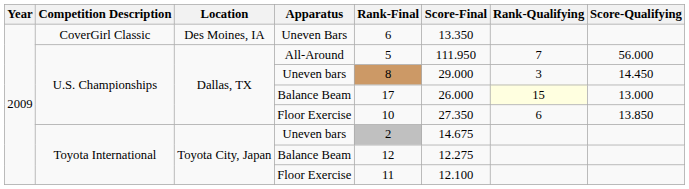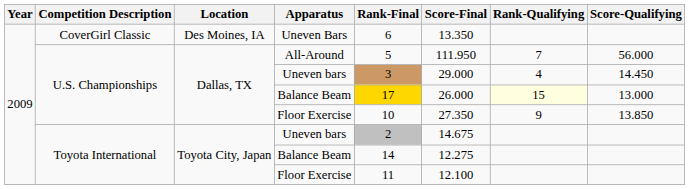(388, 74) 8 -> (388, 74) 3
(539, 74) 3 -> (539, 74) 4
(388, 94) no background -> (388, 94) gold background
(539, 114) 6 -> (539, 114) 9
(388, 154) 12 -> (388, 154) 14
